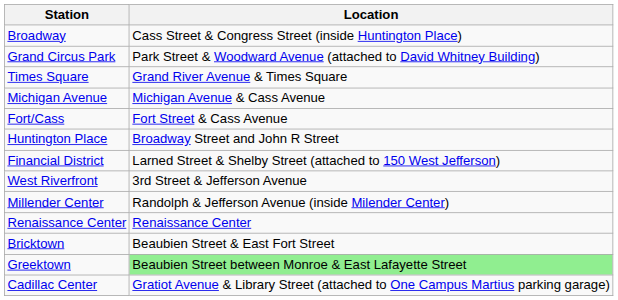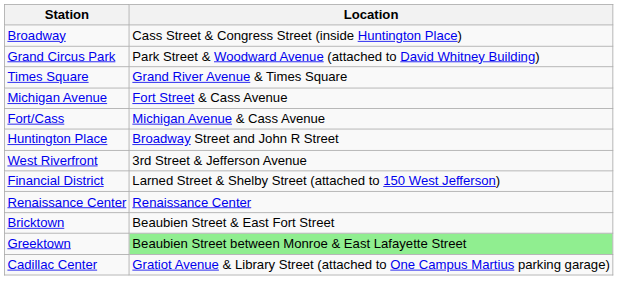(229, 98) Michigan Avenue & Cass Avenue -> (210, 98) Fort Street & Cass Avenue
(210, 118) Fort Street & Cass Avenue -> (229, 118) Michigan Avenue & Cass Avenue
rows swapped: (53, 181) <-> (56, 160)
- row: (56, 202)
